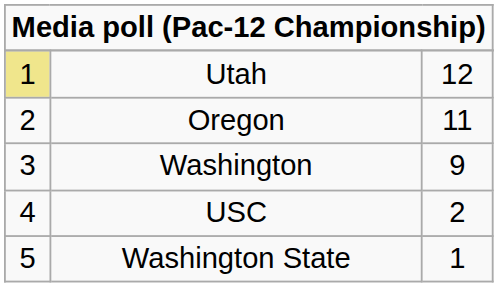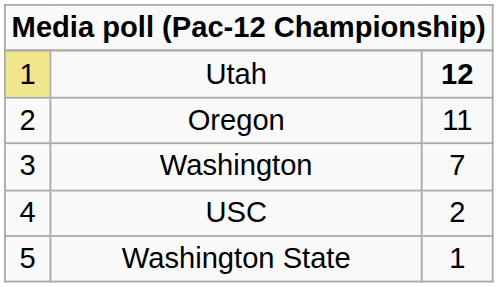(457, 73) normal -> (457, 73) bold
(457, 166) 9 -> (457, 166) 7
